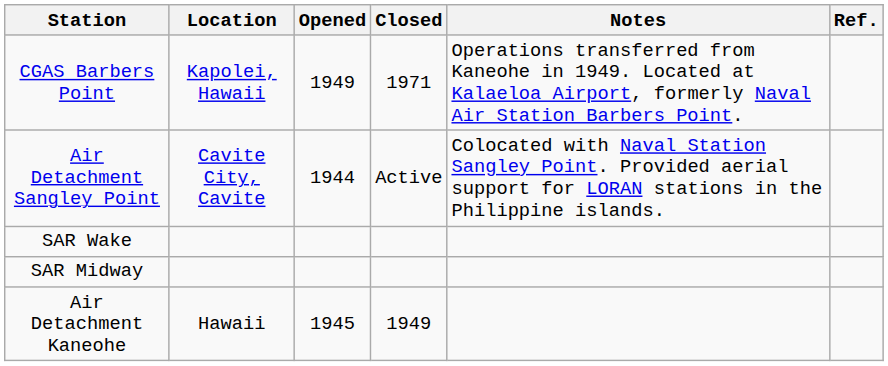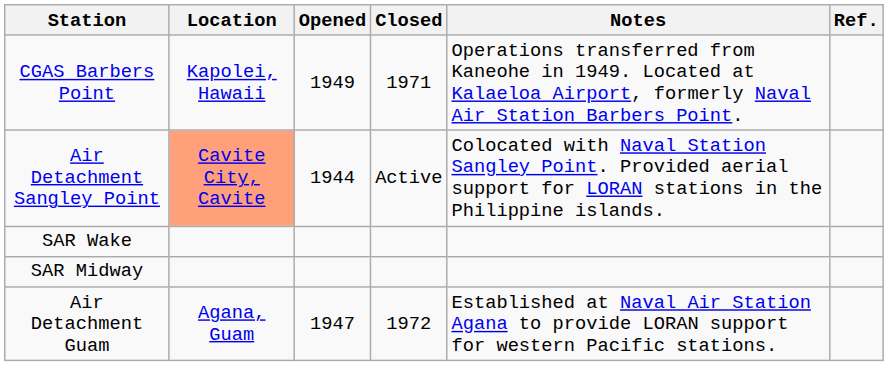(232, 178) no background -> (232, 178) lightsalmon background
- row: (87, 324)
+ row: (87, 324)
